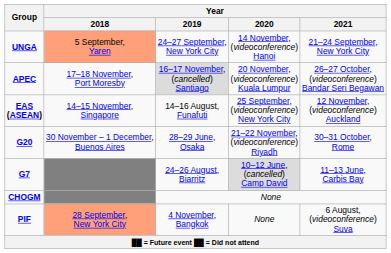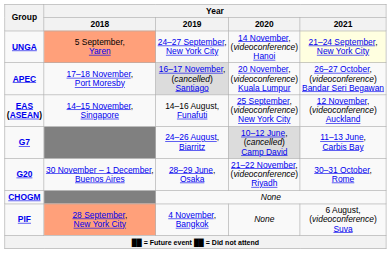(343, 46) no background -> (343, 46) lightyellow background
rows swapped: (24, 174) <-> (24, 142)
